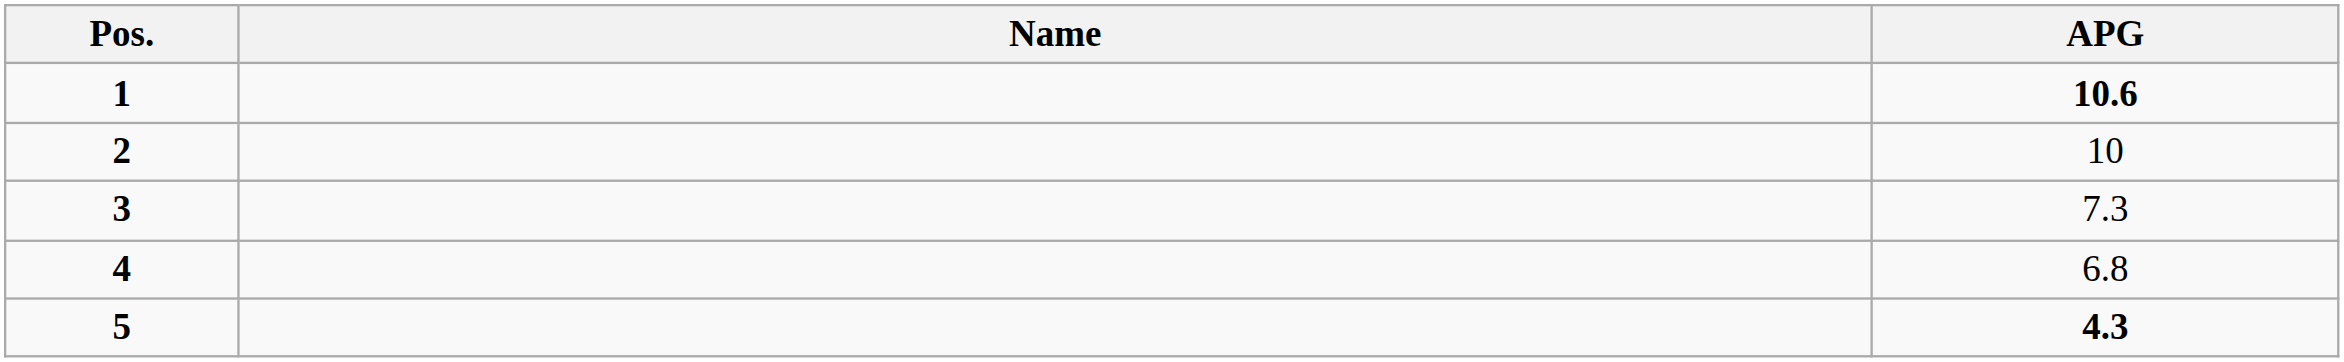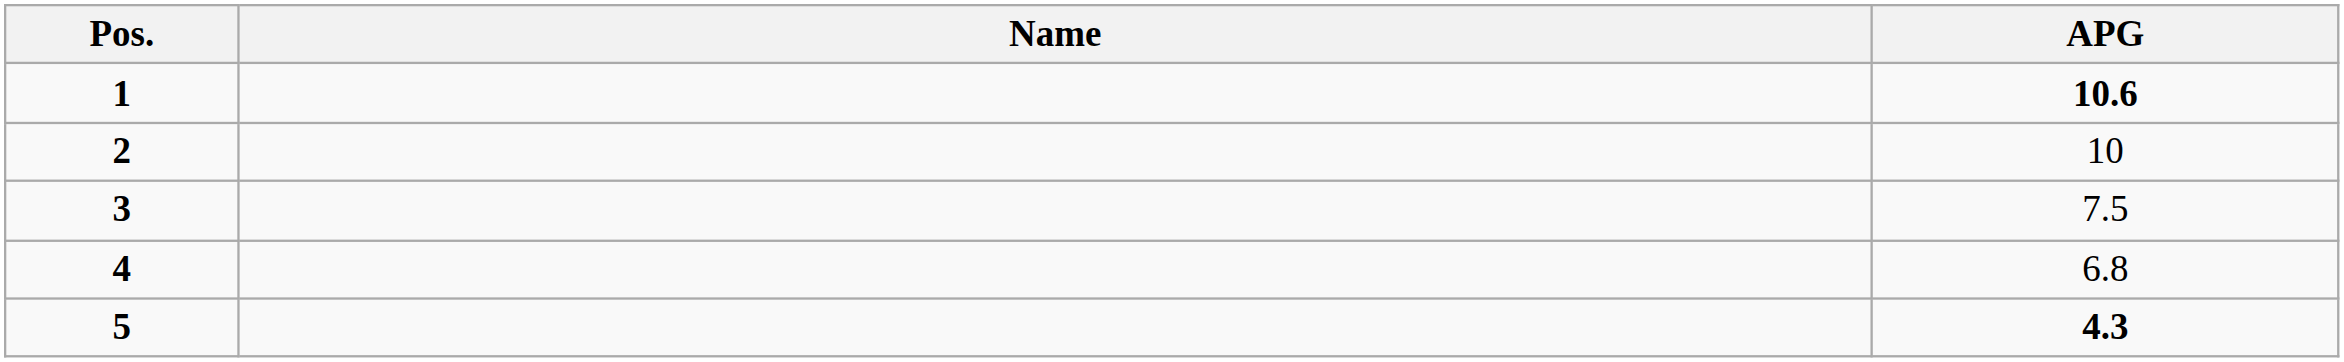(2105, 209) 7.3 -> (2105, 209) 7.5
